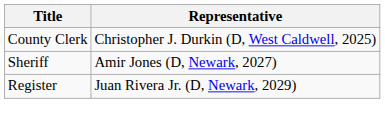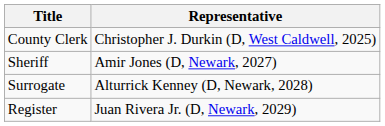+ row: (36, 86)
